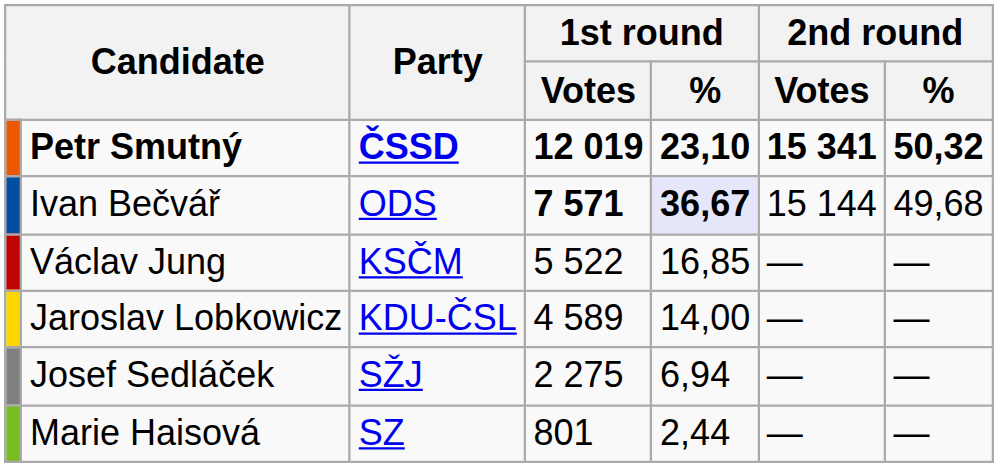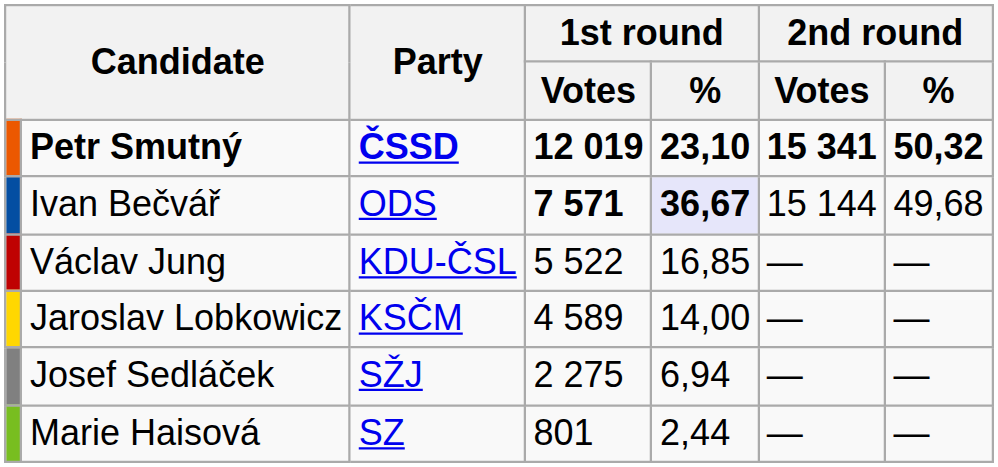(411, 261) KSČM -> (438, 261) KDU-ČSL
(438, 318) KDU-ČSL -> (411, 318) KSČM
